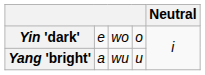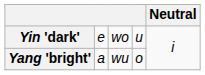(139, 37) o -> (139, 37) u
(139, 59) u -> (139, 59) o
